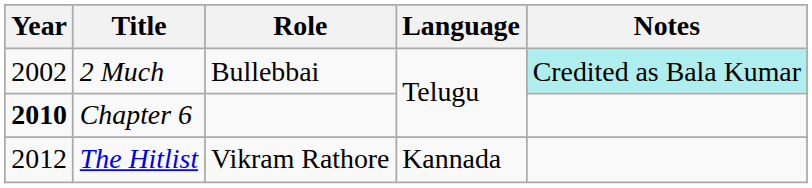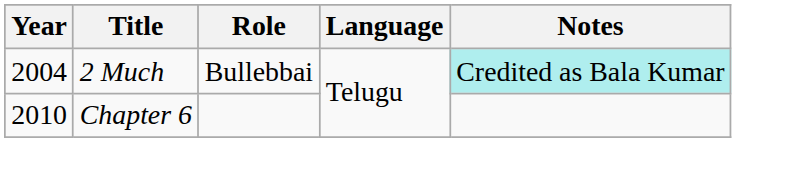(39, 70) 2002 -> (39, 70) 2004
(39, 114) bold -> (39, 114) normal
- row: (139, 159)
